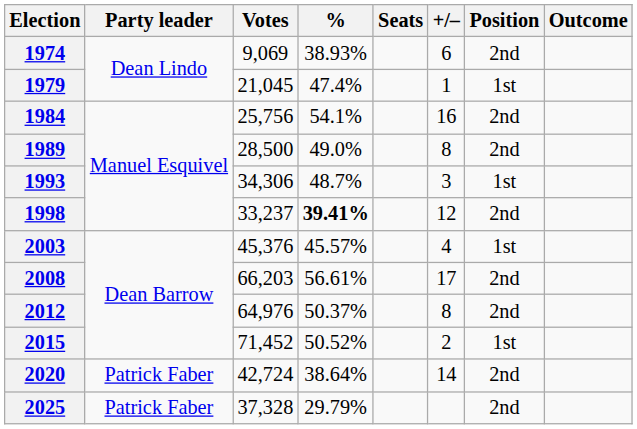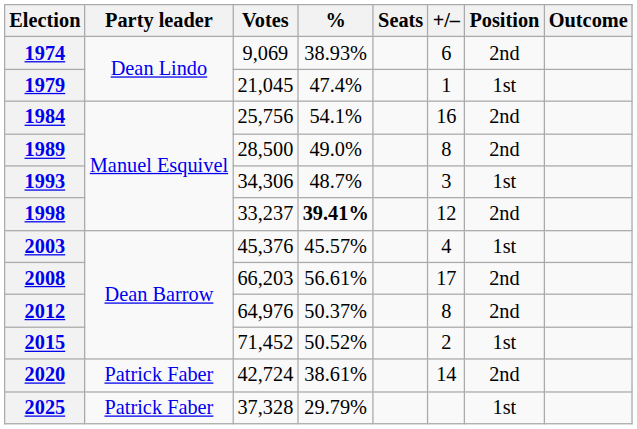(336, 375) 38.64% -> (336, 375) 38.61%
(504, 407) 2nd -> (504, 407) 1st
